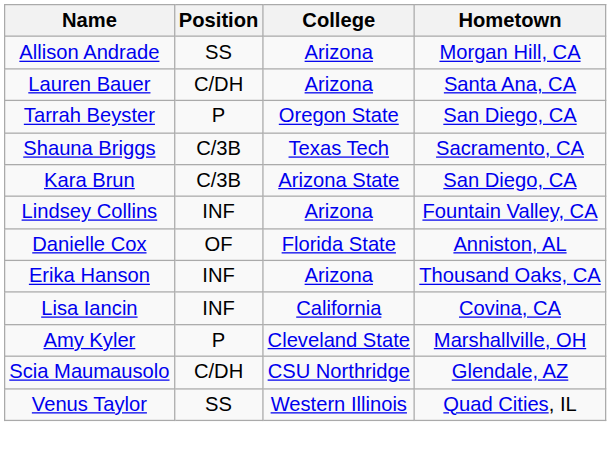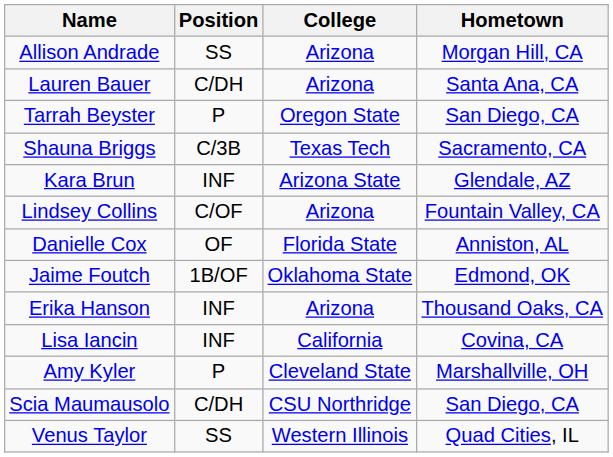(219, 180) C/3B -> (219, 180) INF
(510, 180) San Diego, CA -> (512, 180) Glendale, AZ
(219, 212) INF -> (219, 212) C/OF
+ row: (89, 276)
(510, 372) Glendale, AZ -> (512, 404) San Diego, CA
